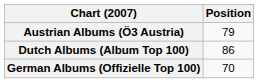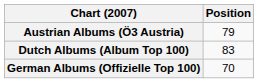(228, 50) 86 -> (228, 50) 83
